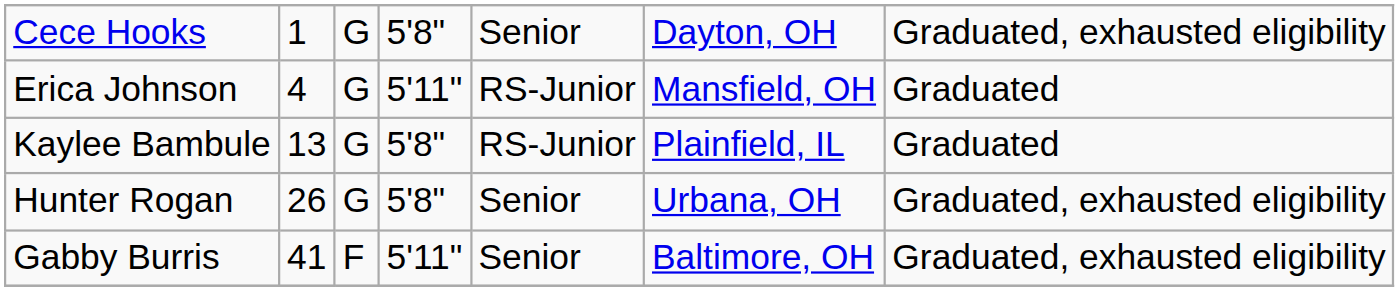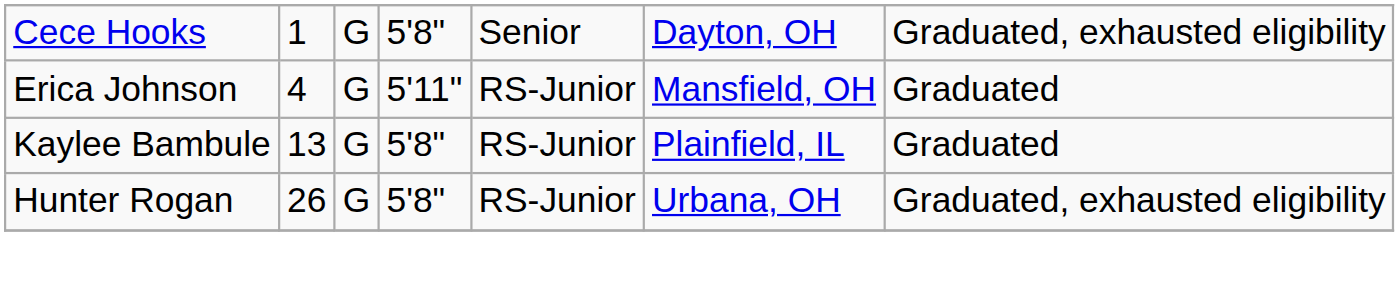(530, 200) Senior -> (557, 200) RS-Junior
- row: (116, 256)
